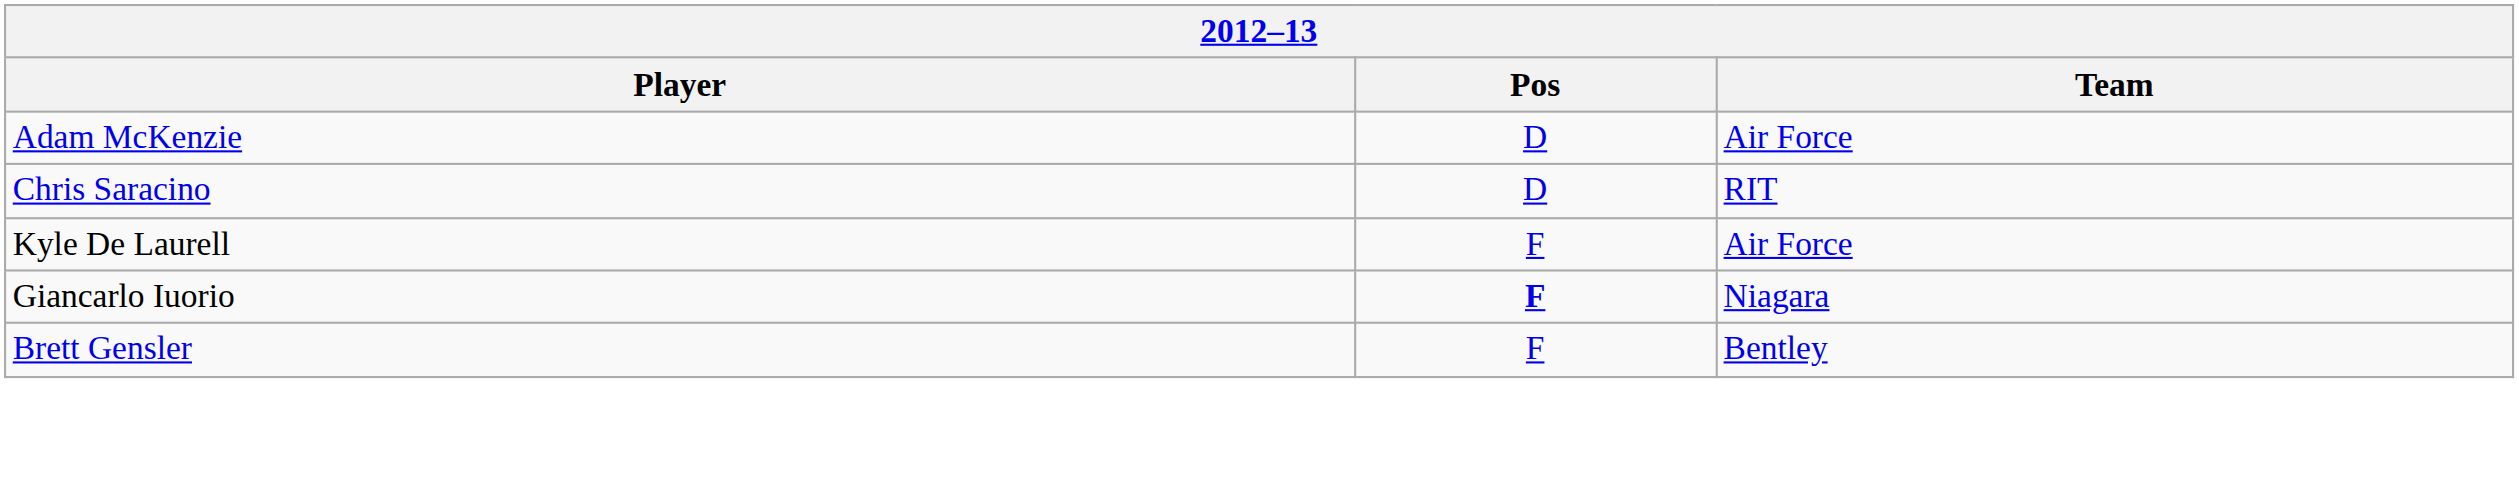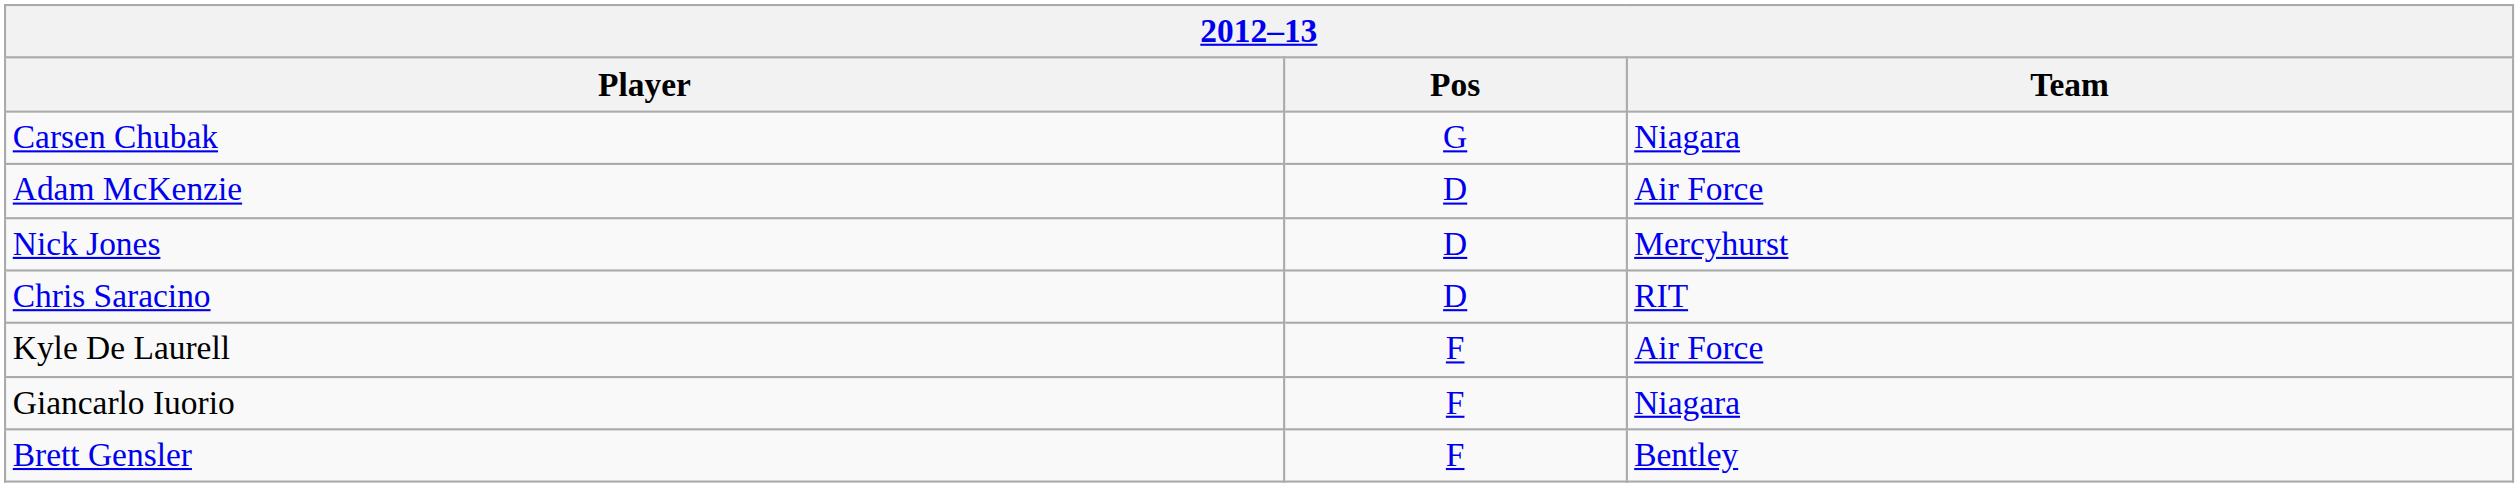+ row: (115, 137)
+ row: (87, 243)
(1535, 296) bold -> (1455, 402) normal
